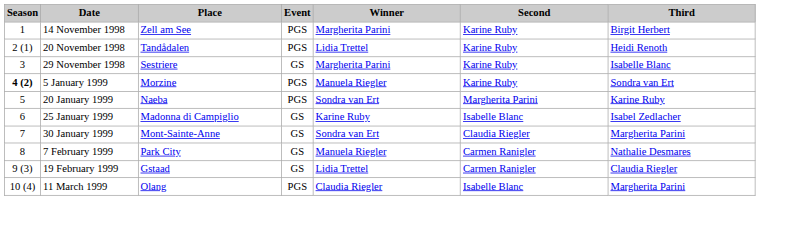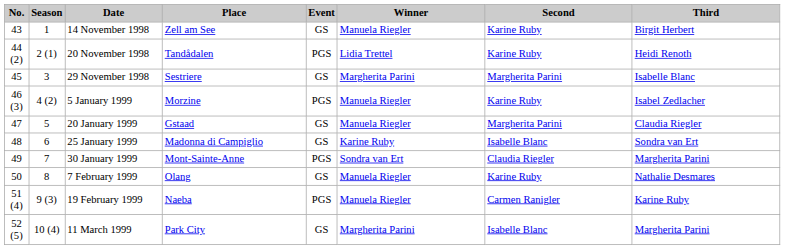+ column: (17, 12)
(297, 30) PGS -> (322, 30) GS
(353, 30) Margherita Parini -> (375, 30) Manuela Riegler
(490, 64) Karine Ruby -> (525, 77) Margherita Parini
(22, 82) bold -> (47, 100) normal
(642, 82) Sondra van Ert -> (670, 100) Isabel Zedlacher
(154, 99) Naeba -> (179, 124) Gstaad
(297, 99) PGS -> (322, 124) GS
(347, 99) Sondra van Ert -> (375, 124) Manuela Riegler
(638, 99) Karine Ruby -> (668, 124) Claudia Riegler
(646, 116) Isabel Zedlacher -> (666, 141) Sondra van Ert
(297, 134) GS -> (322, 158) PGS
(161, 151) Park City -> (178, 176) Olang
(499, 151) Carmen Ranigler -> (514, 176) Karine Ruby
(155, 168) Gstaad -> (178, 199) Naeba
(297, 168) GS -> (322, 199) PGS
(342, 168) Lidia Trettel -> (375, 199) Manuela Riegler
(644, 168) Claudia Riegler -> (662, 199) Karine Ruby
(153, 186) Olang -> (185, 229) Park City
(297, 186) PGS -> (322, 229) GS
(349, 186) Claudia Riegler -> (377, 229) Margherita Parini
